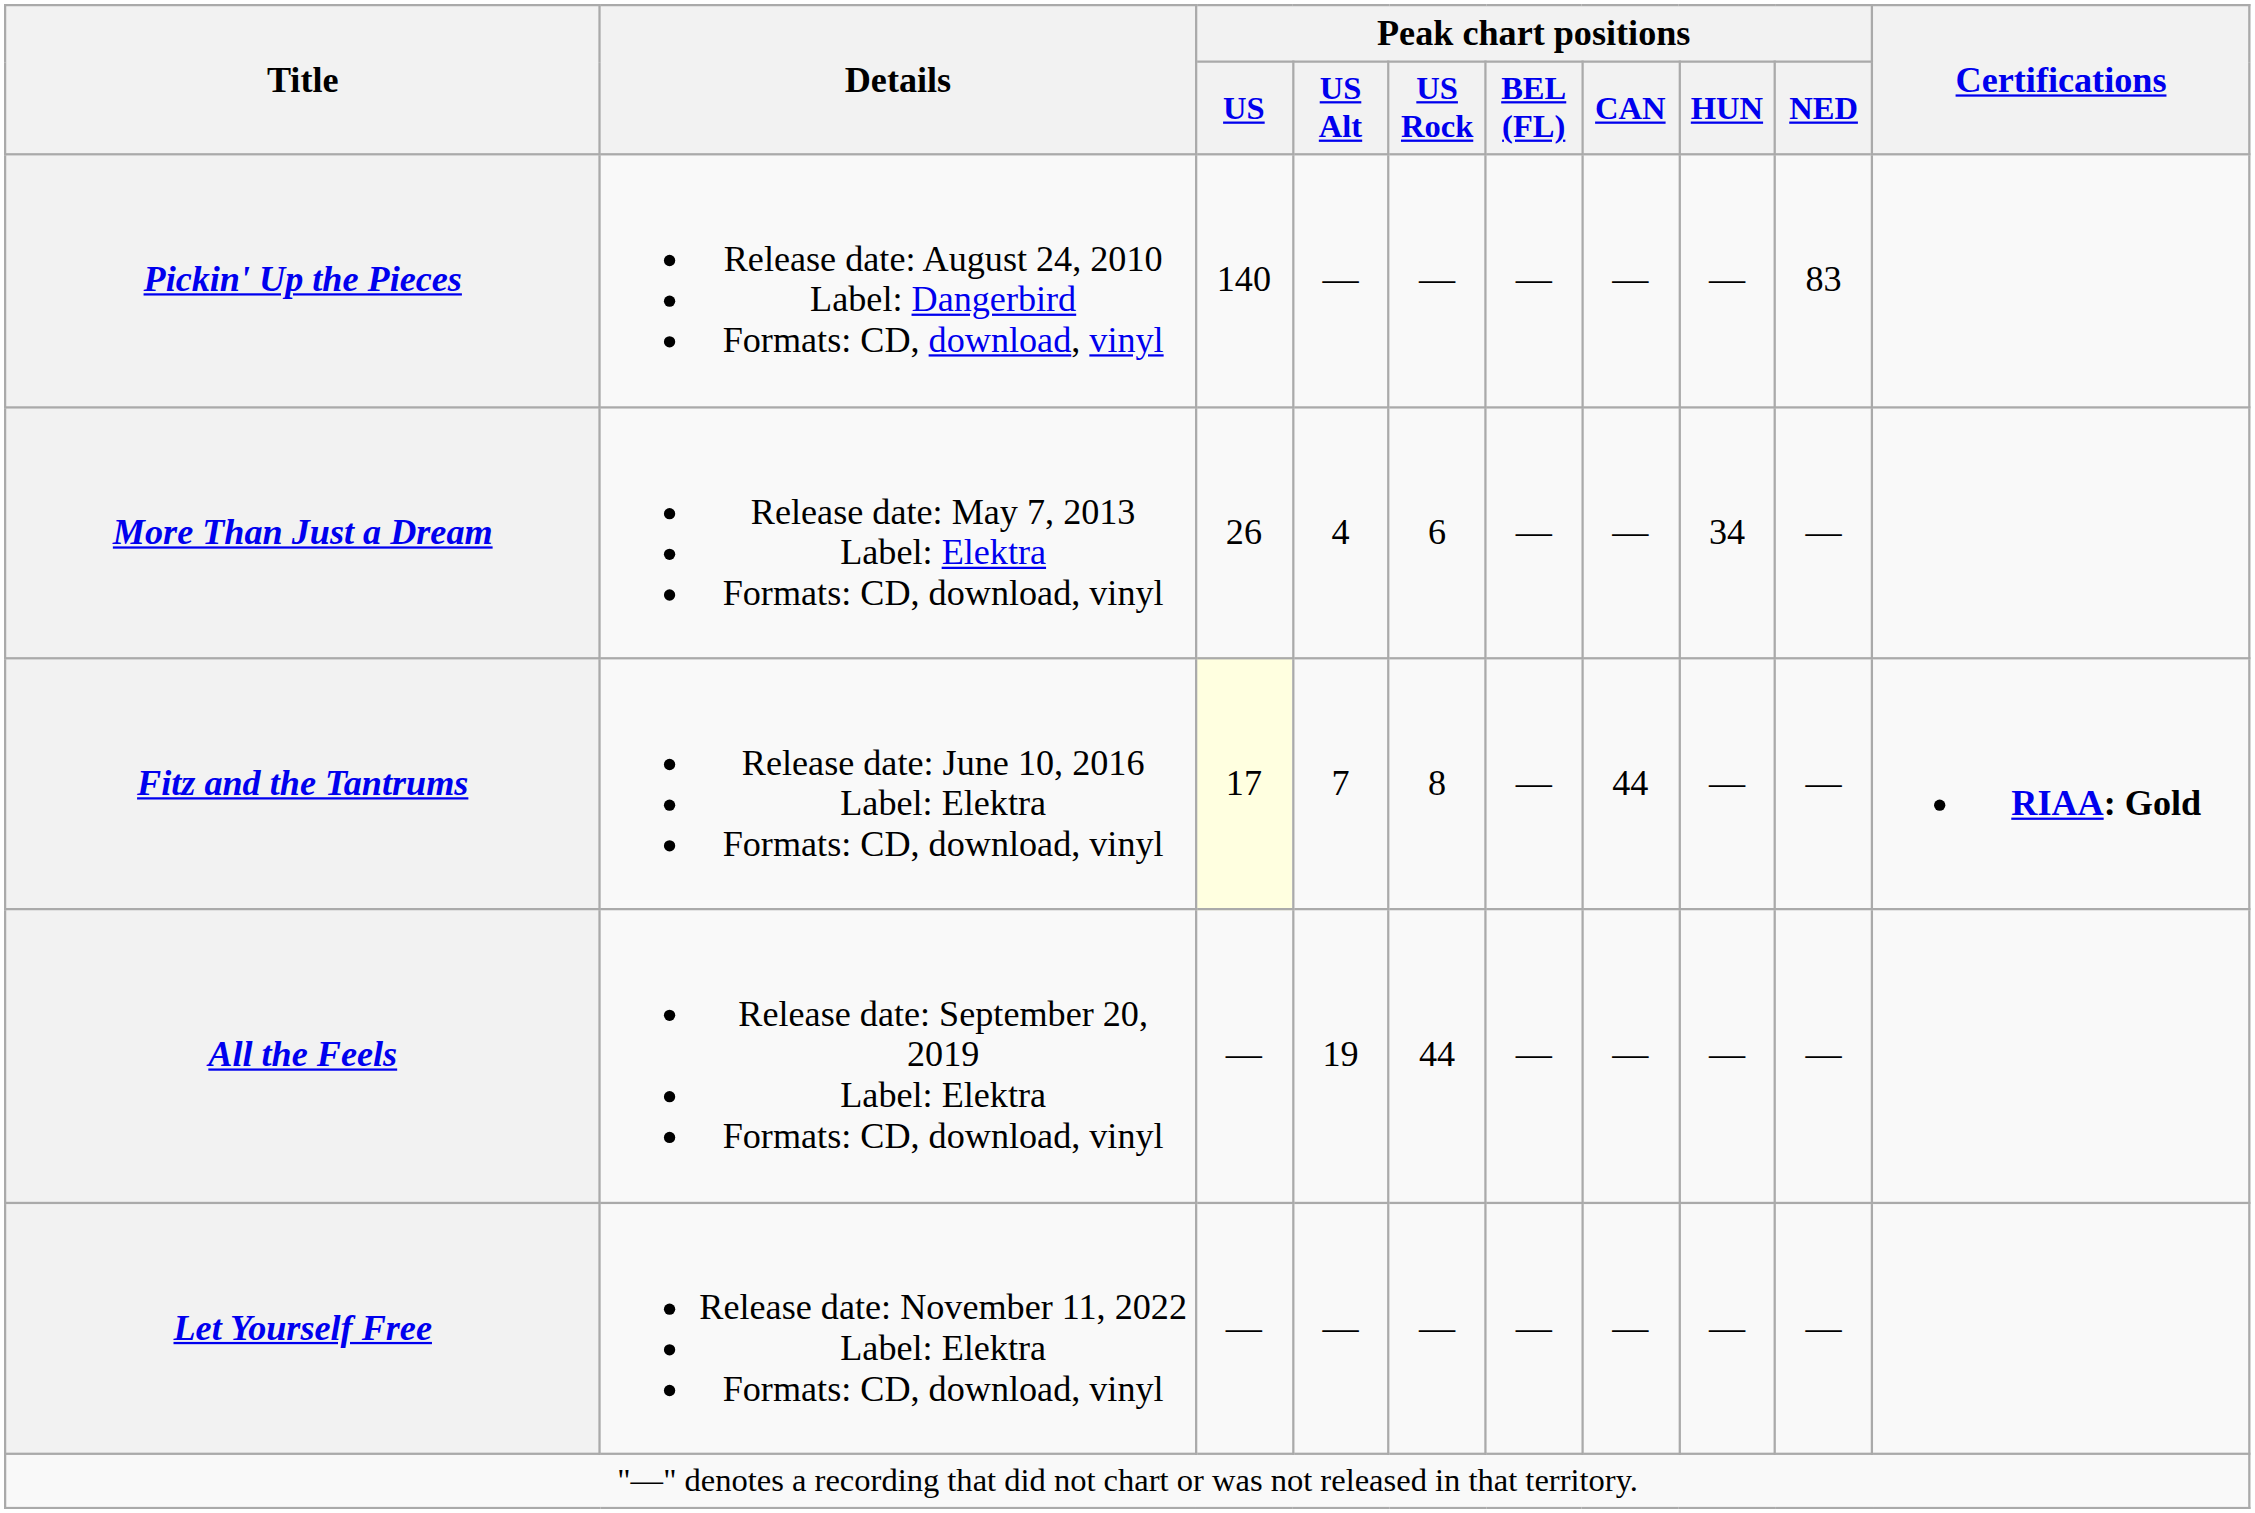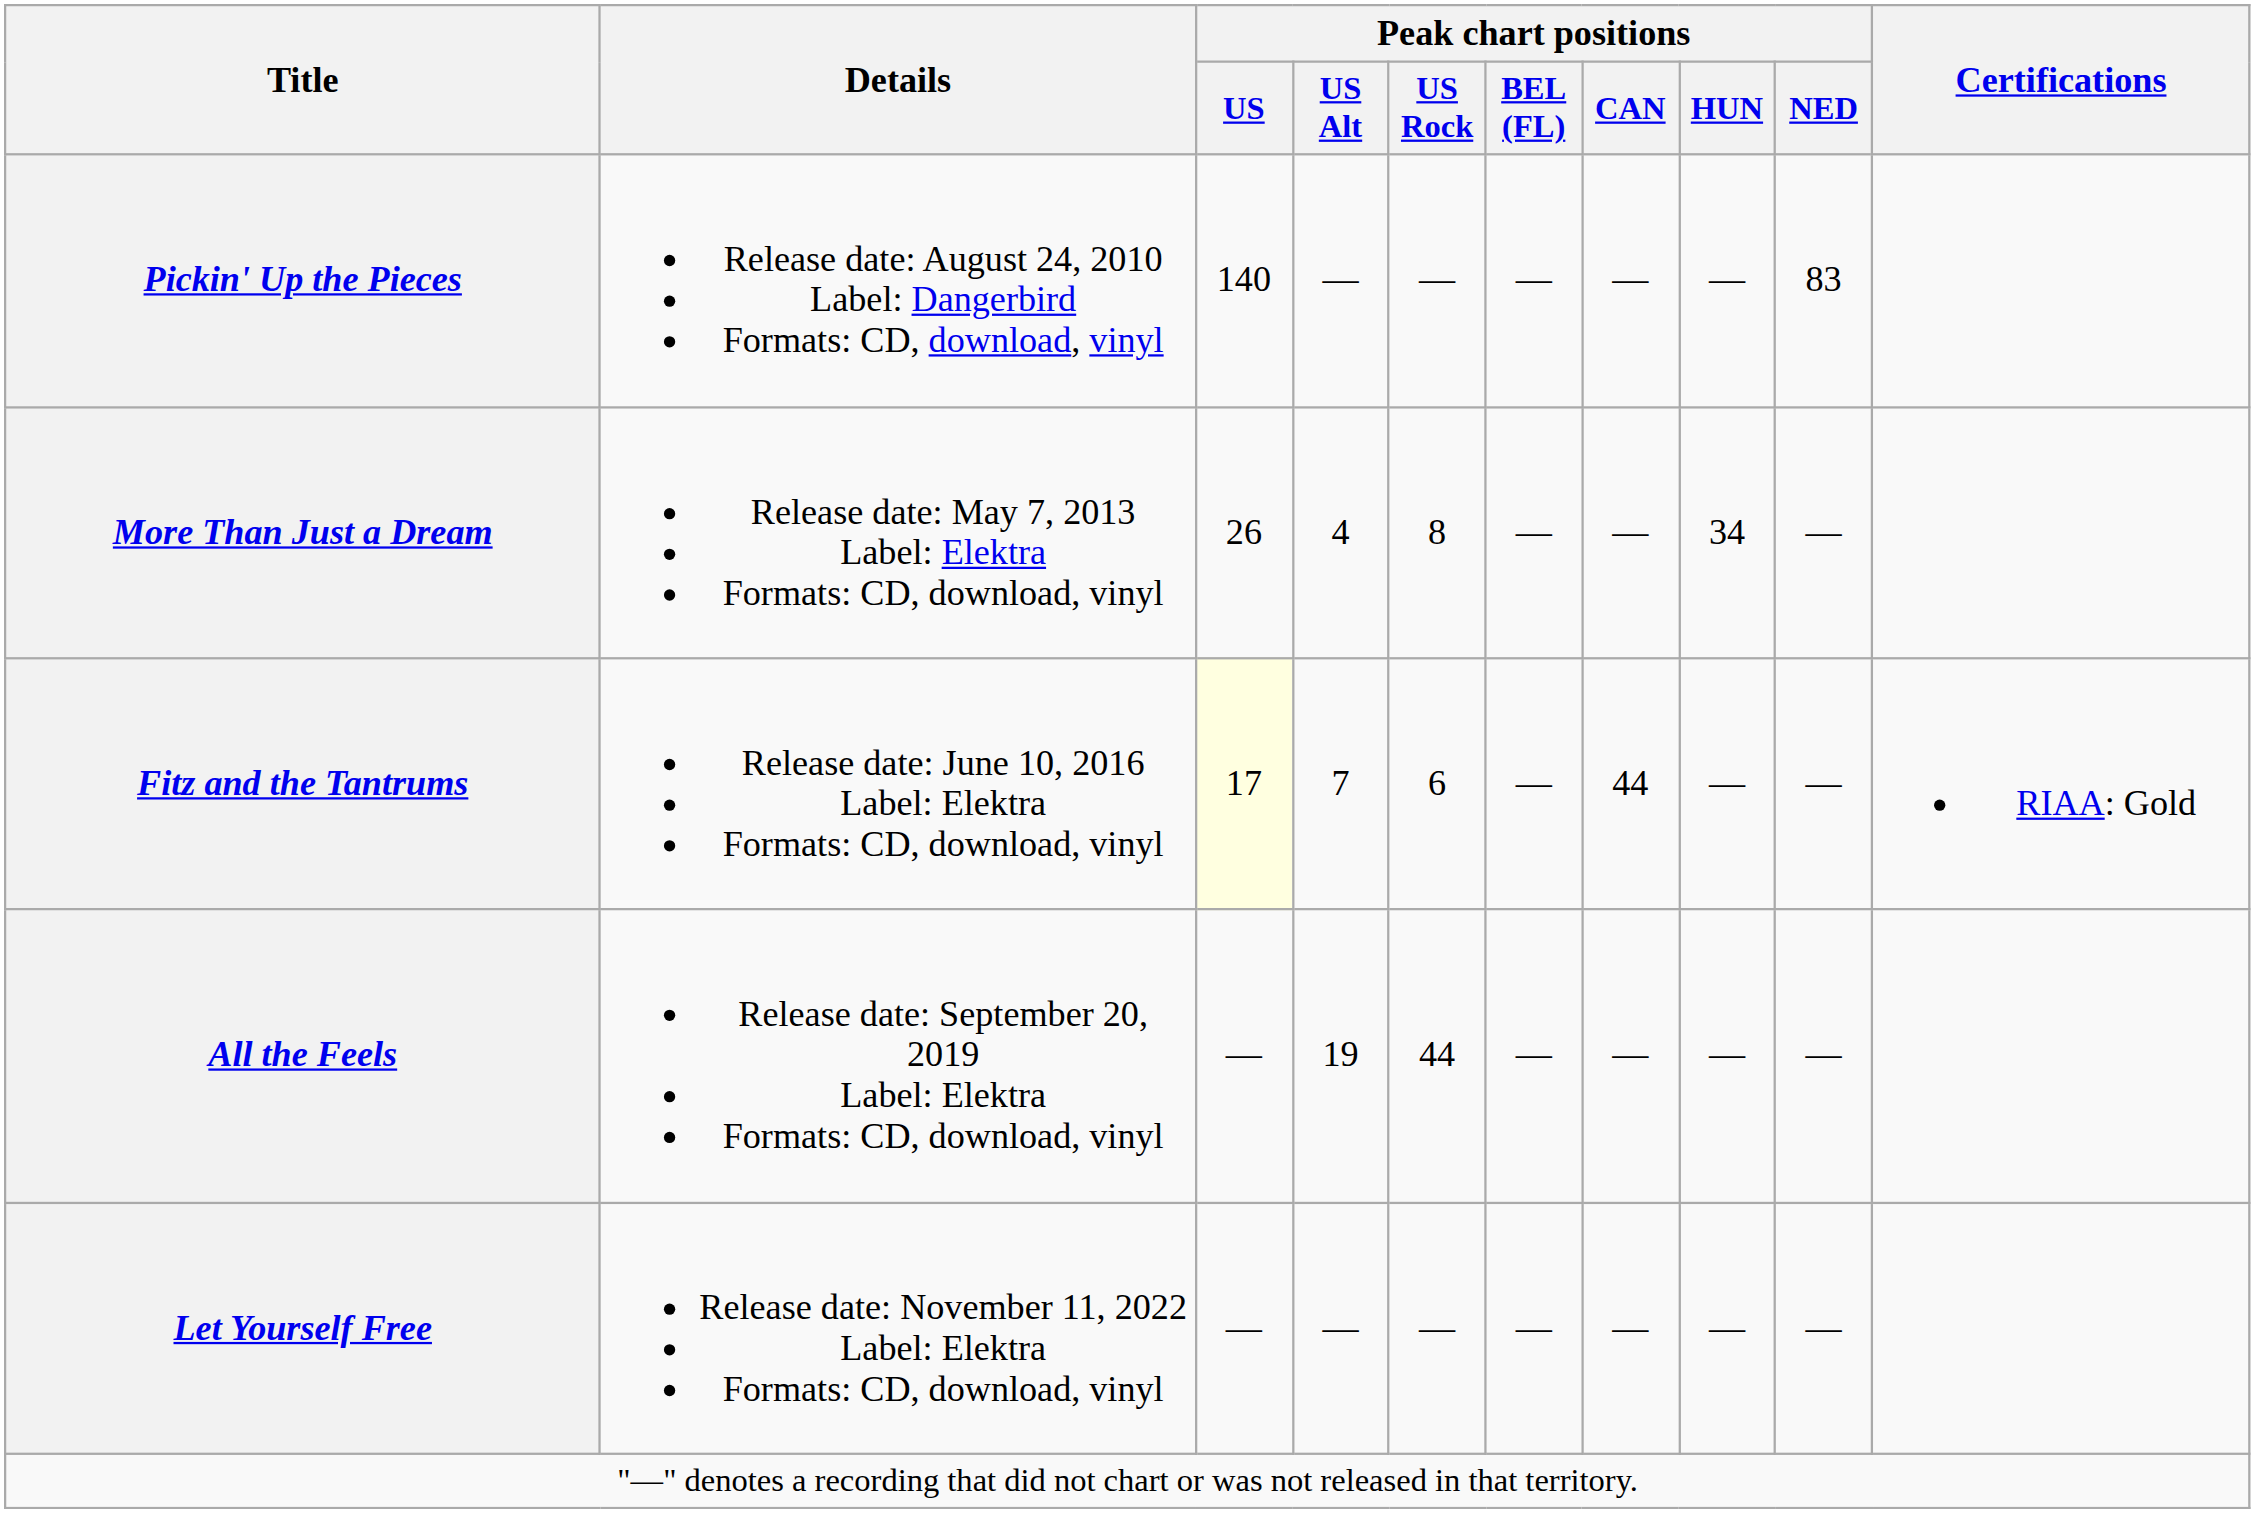(1437, 531) 6 -> (1437, 531) 8
(1437, 783) 8 -> (1437, 783) 6
(2061, 804) bold -> (2061, 804) normal
